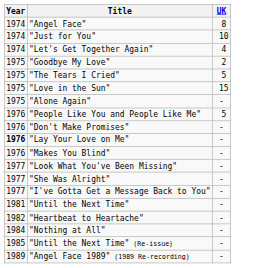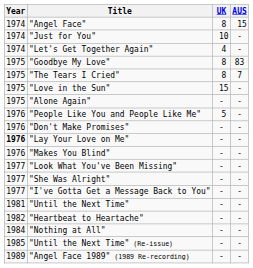+ column: (240, 11)
(221, 62) 2 -> (221, 62) 8
(221, 75) 5 -> (221, 75) 8
